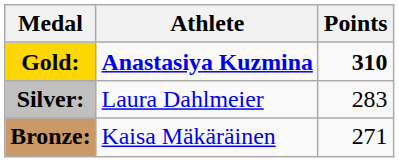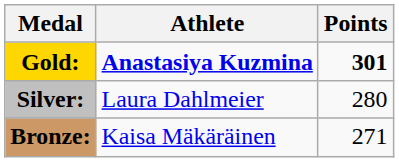(370, 61) 310 -> (370, 61) 301
(370, 99) 283 -> (370, 99) 280
